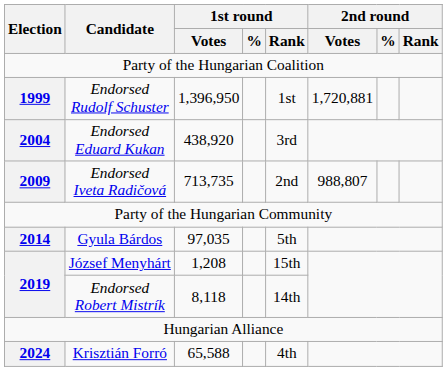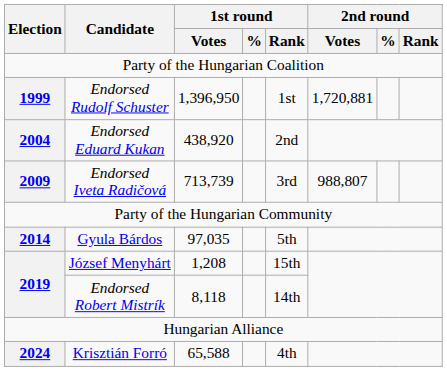(287, 140) 3rd -> (287, 140) 2nd
(209, 181) 713,735 -> (209, 181) 713,739
(287, 181) 2nd -> (287, 181) 3rd
